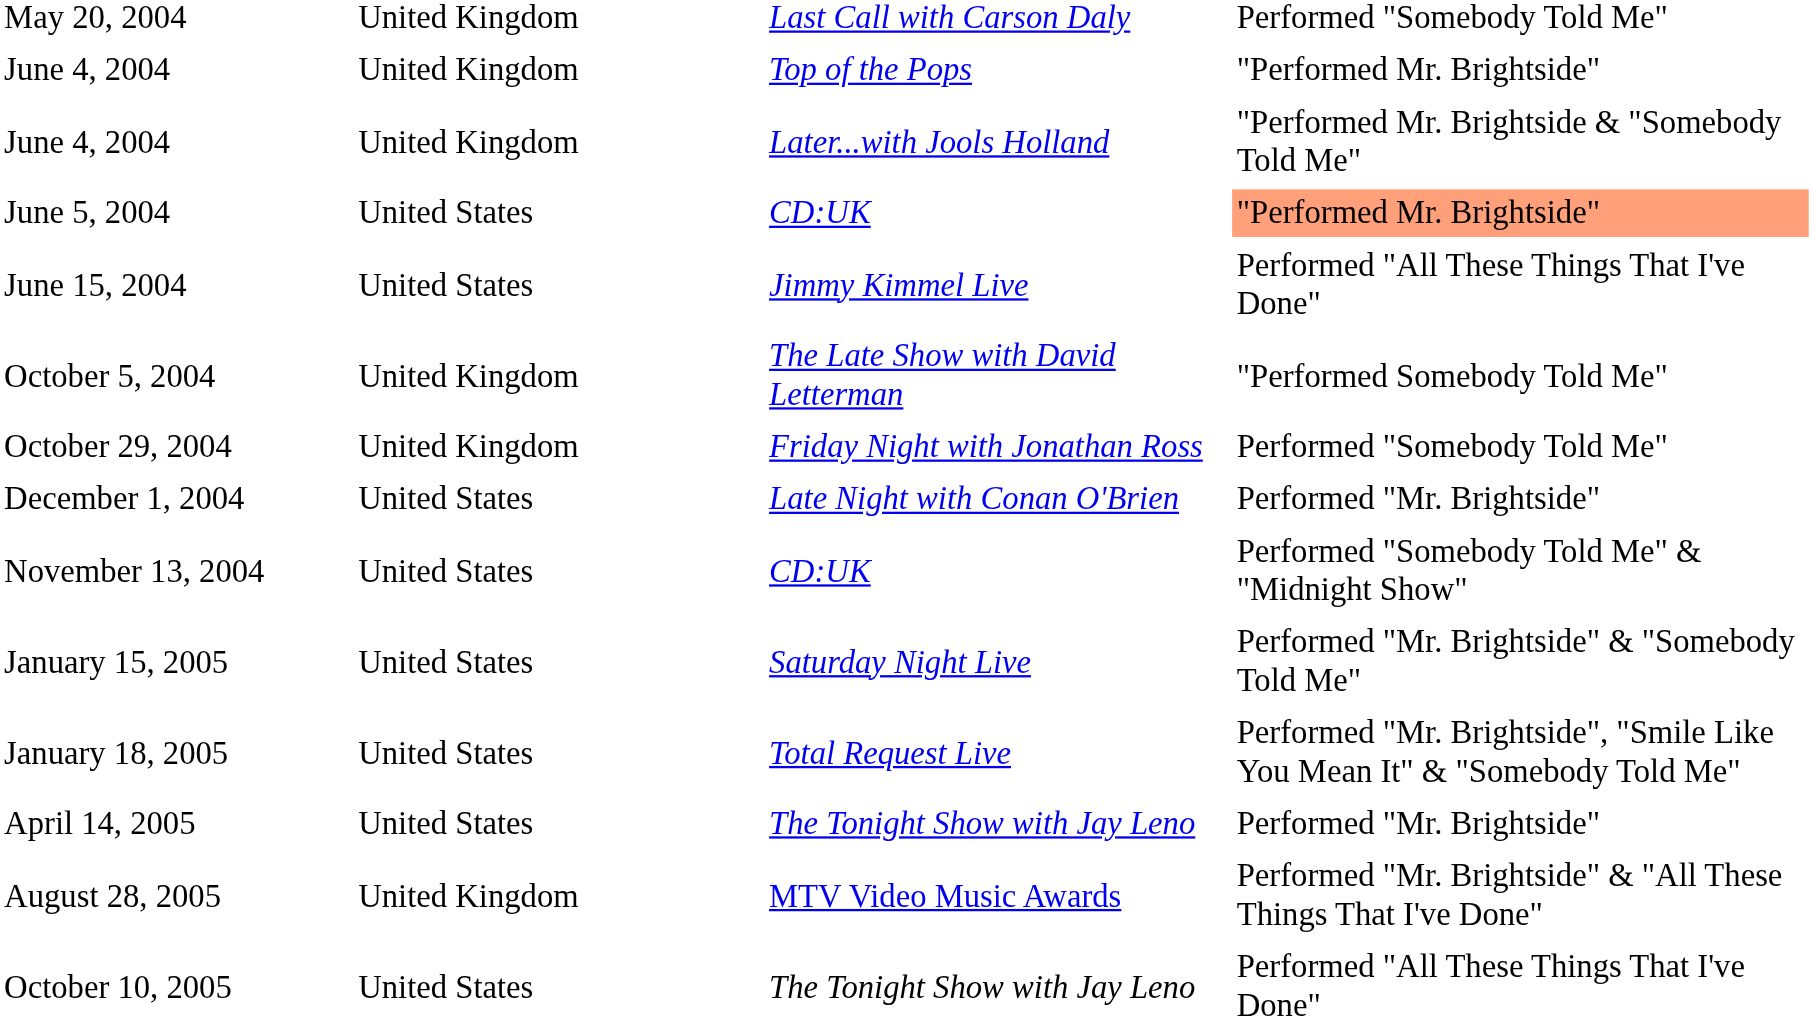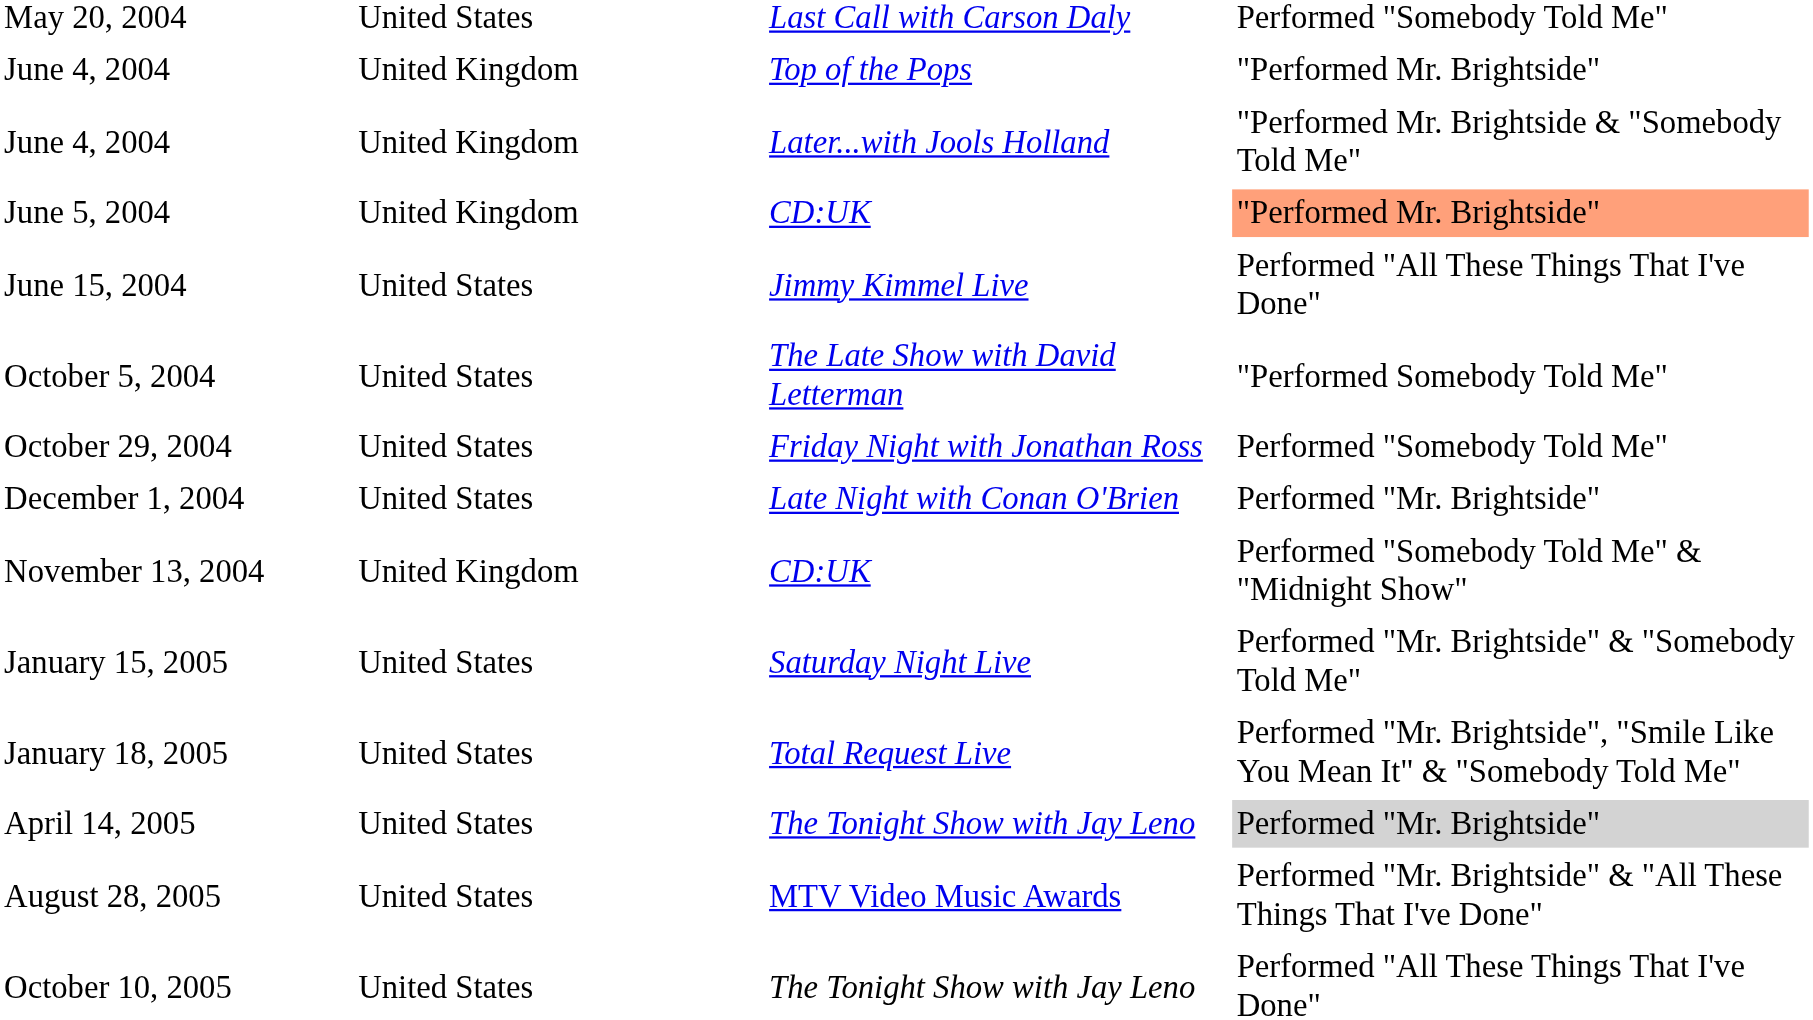(468, 17) United Kingdom -> (446, 17) United States
(446, 212) United States -> (468, 212) United Kingdom
(468, 374) United Kingdom -> (446, 374) United States
(468, 446) United Kingdom -> (446, 446) United States
(446, 570) United States -> (468, 570) United Kingdom
(1418, 823) no background -> (1418, 823) lightgrey background
(468, 894) United Kingdom -> (446, 894) United States
